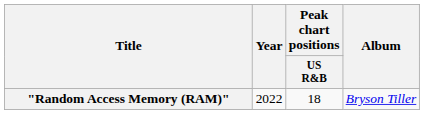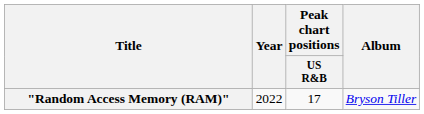(314, 98) 18 -> (314, 98) 17
